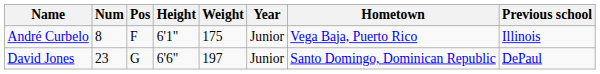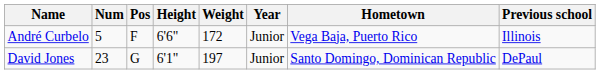(98, 36) 8 -> (98, 36) 5
(167, 36) 6'1" -> (167, 36) 6'6"
(212, 36) 175 -> (212, 36) 172
(167, 58) 6'6" -> (167, 58) 6'1"
